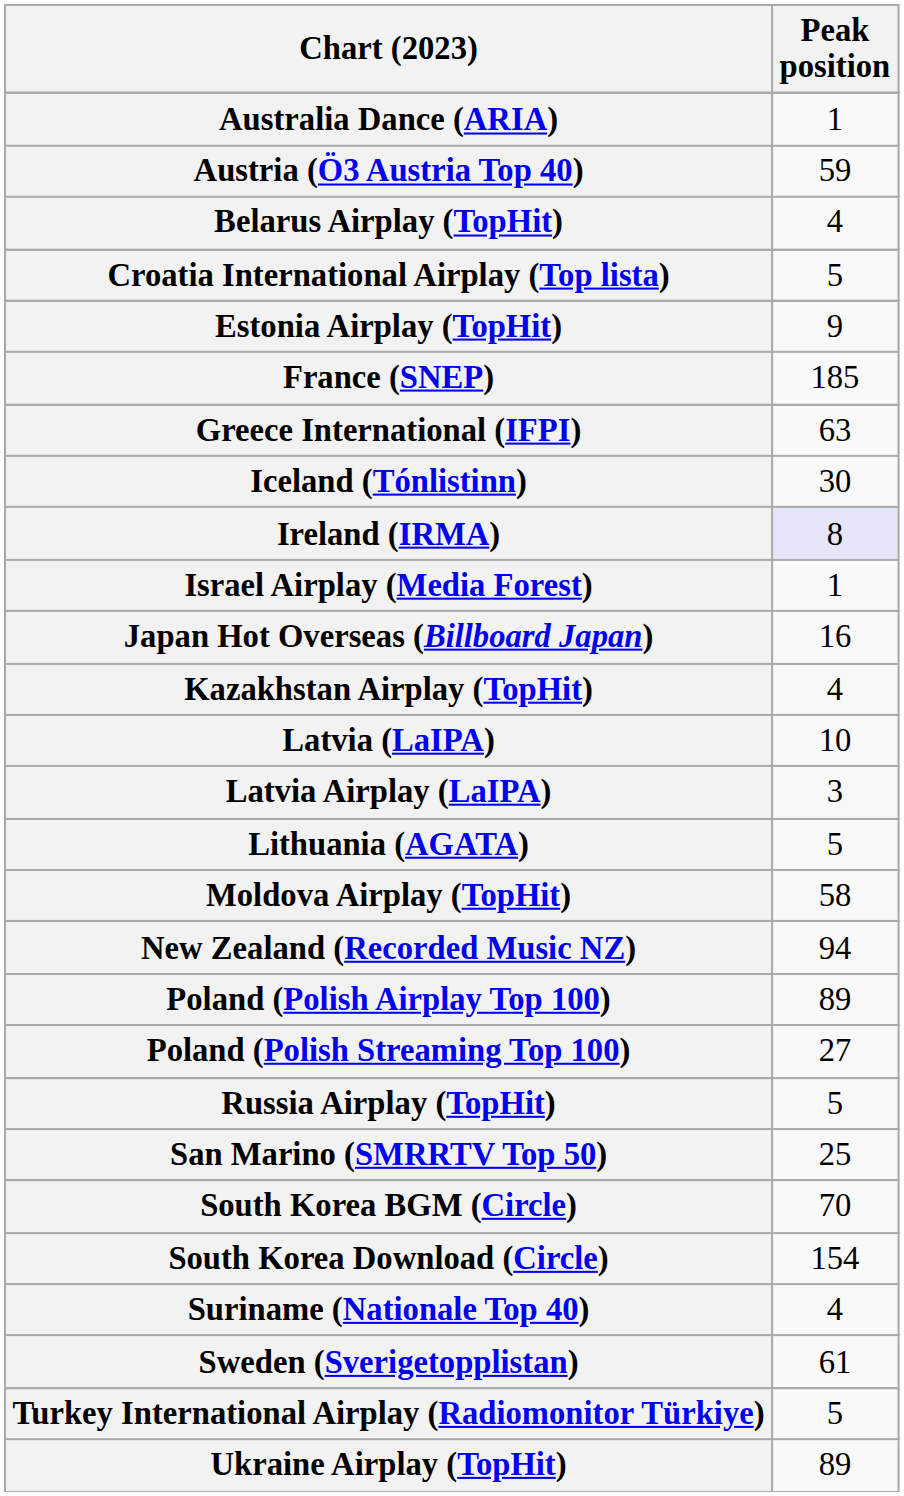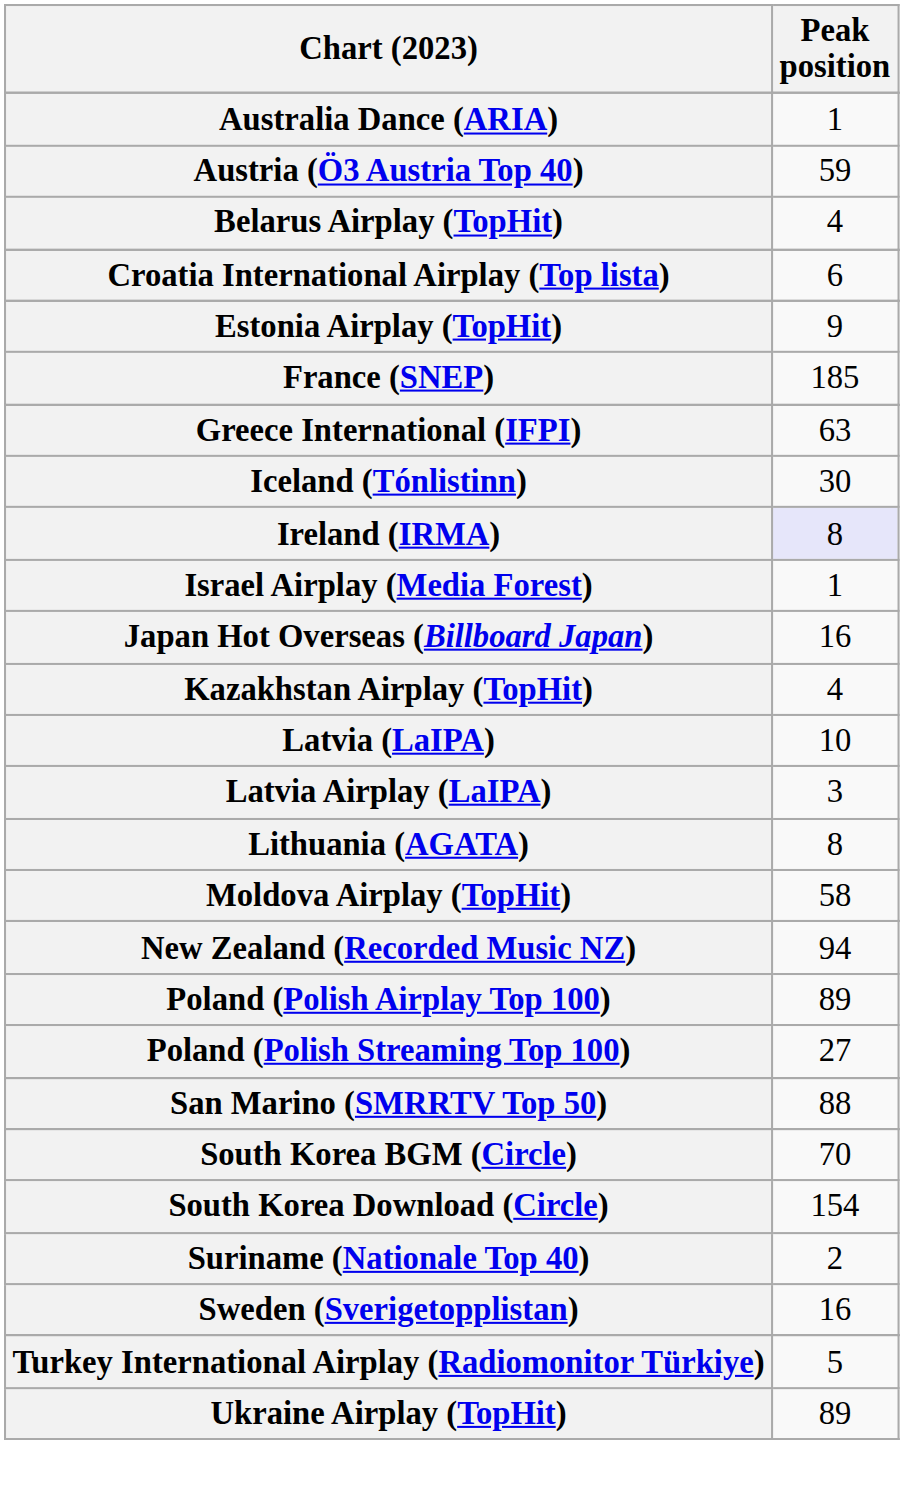(835, 274) 5 -> (835, 274) 6
(835, 843) 5 -> (835, 843) 8
- row: (389, 1102)
(835, 1154) 25 -> (835, 1102) 88
(835, 1309) 4 -> (835, 1257) 2
(835, 1361) 61 -> (835, 1309) 16
